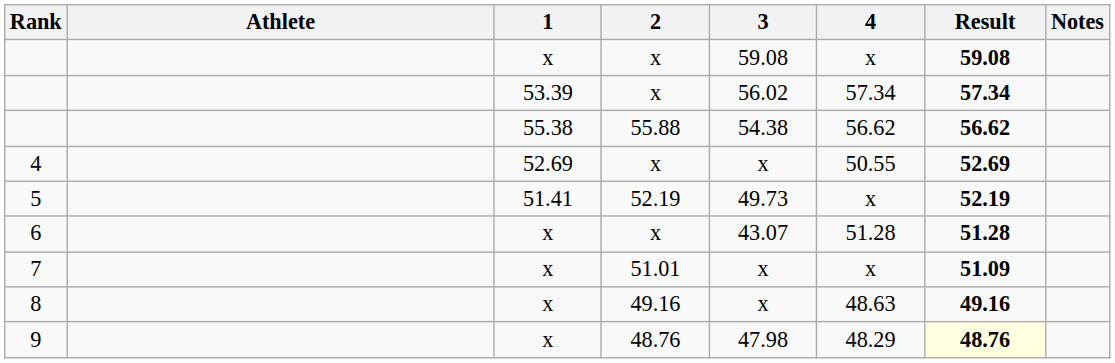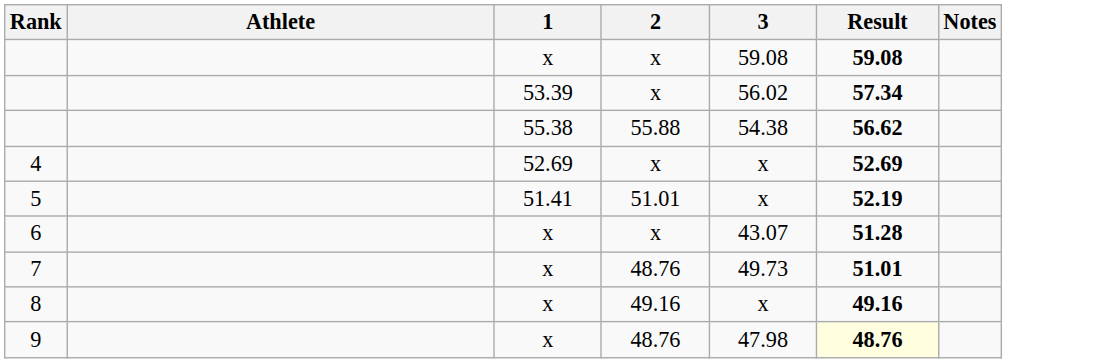- column: (871, 22)
(655, 198) 52.19 -> (655, 198) 51.01
(763, 198) 49.73 -> (763, 198) x
(655, 269) 51.01 -> (655, 269) 48.76
(763, 269) x -> (763, 269) 49.73
(985, 269) 51.09 -> (878, 269) 51.01
